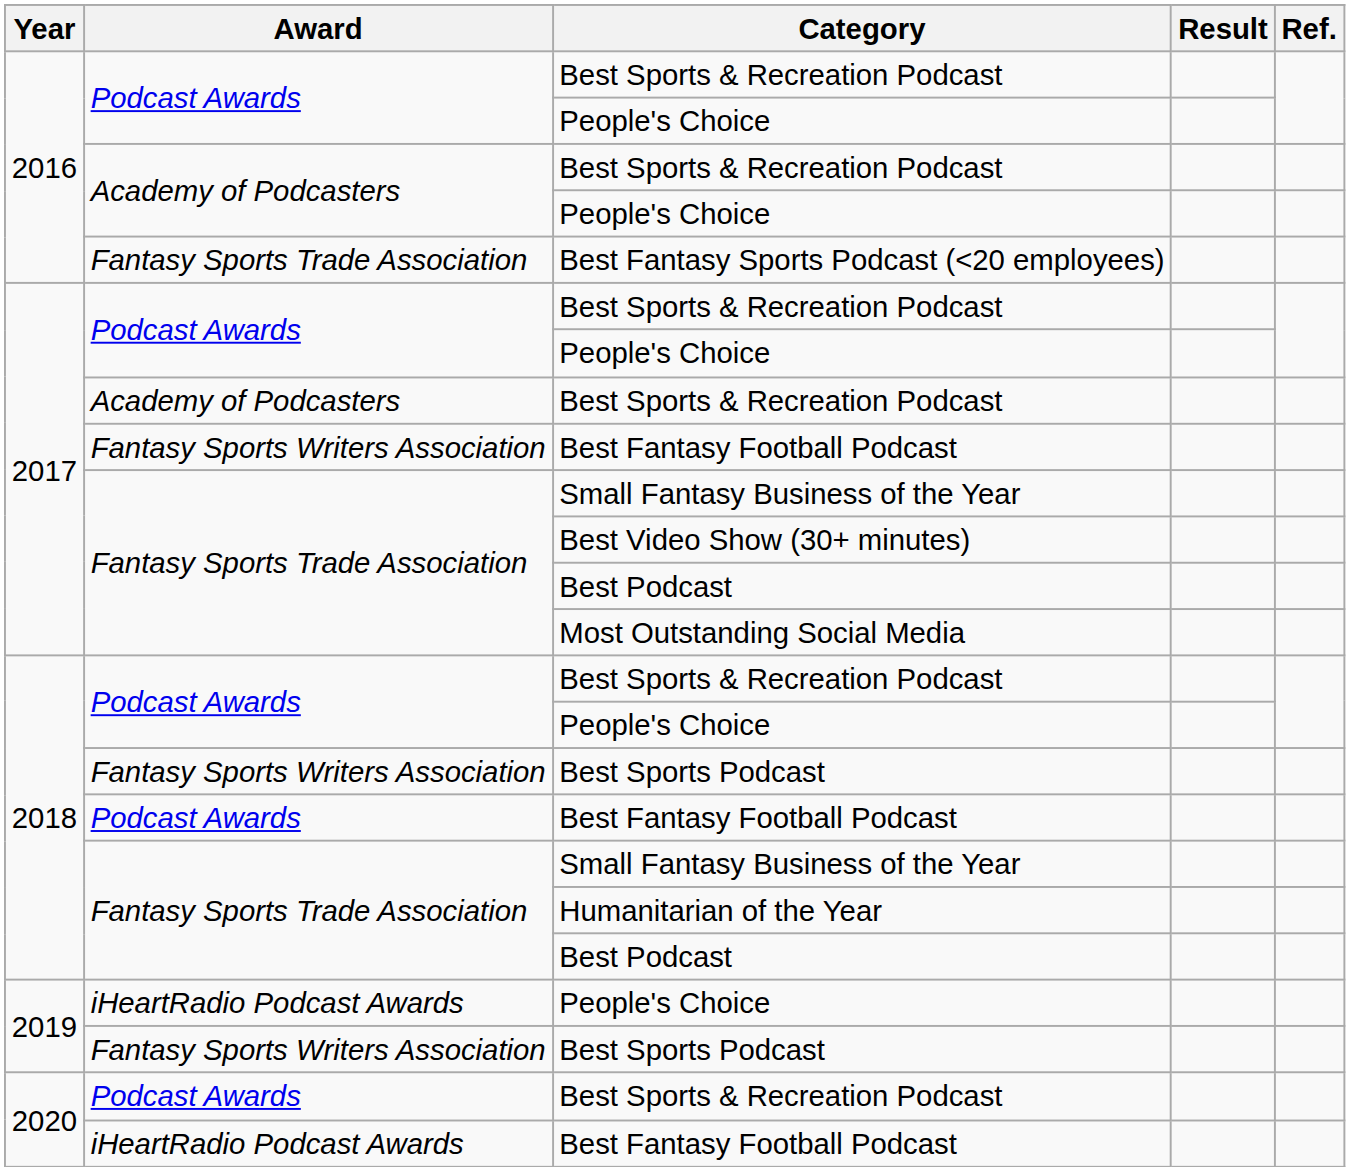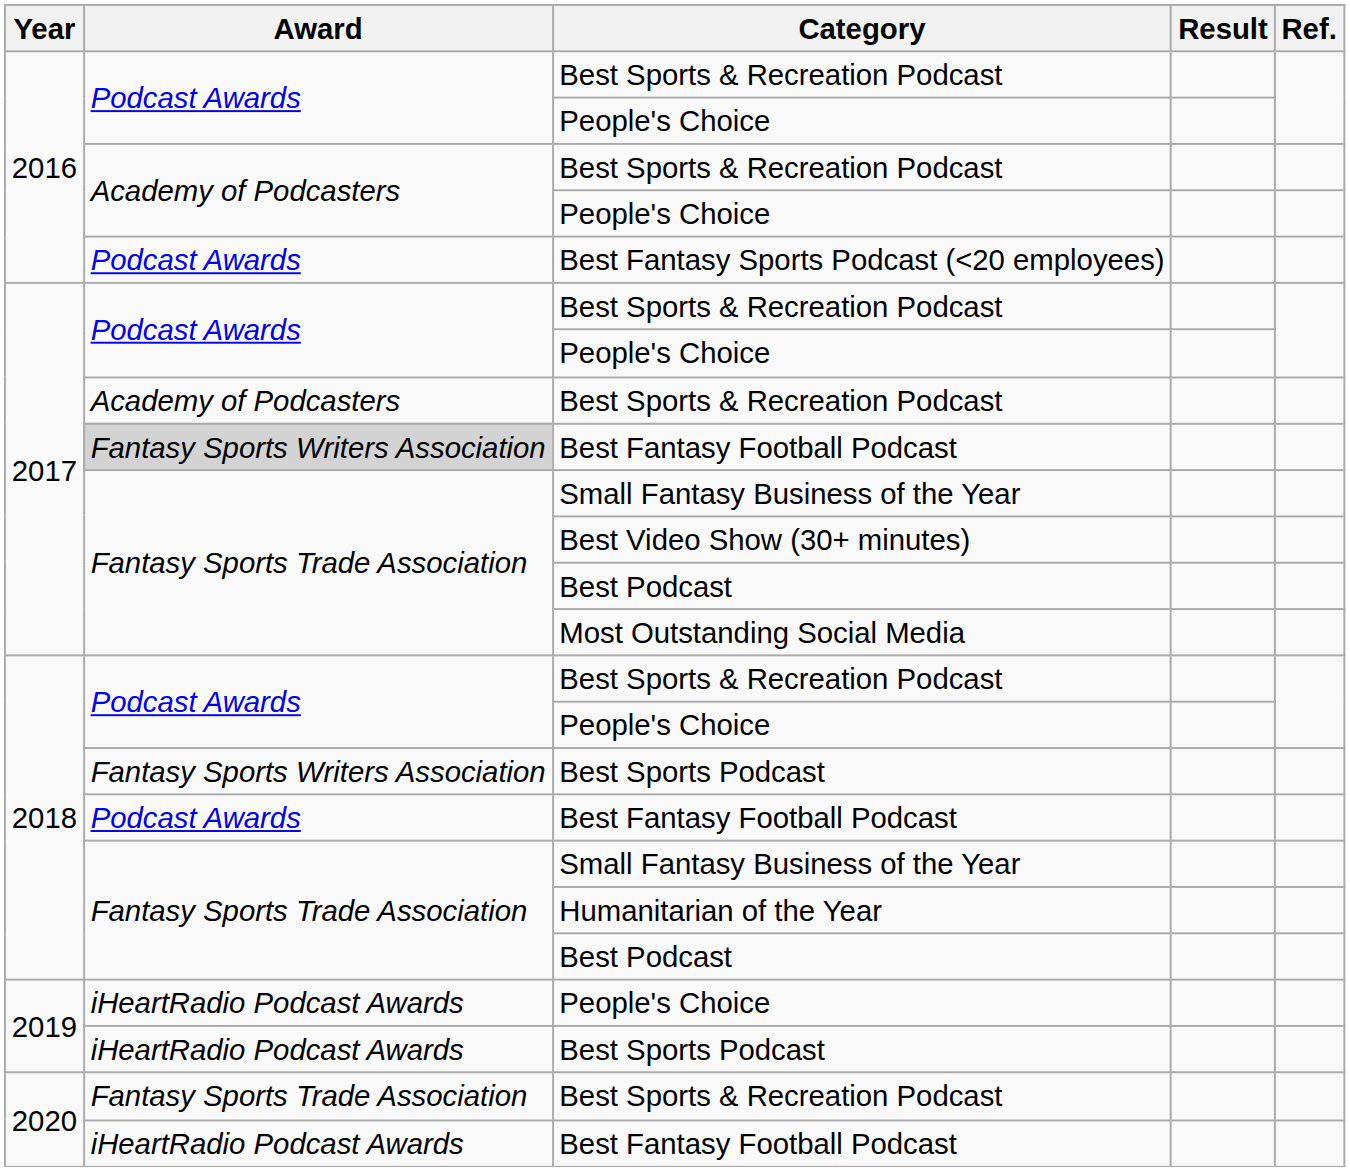(309, 261) Fantasy Sports Trade Association -> (196, 261) Podcast Awards
(318, 446) no background -> (318, 446) lightgrey background
(318, 1050) Fantasy Sports Writers Association -> (277, 1050) iHeartRadio Podcast Awards
(196, 1097) Podcast Awards -> (309, 1097) Fantasy Sports Trade Association
